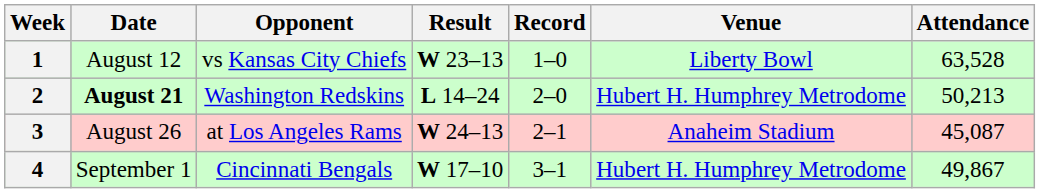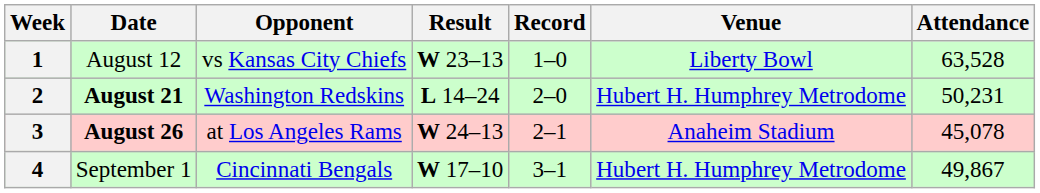(973, 95) 50,213 -> (973, 95) 50,231
(134, 132) normal -> (134, 132) bold
(973, 132) 45,087 -> (973, 132) 45,078
